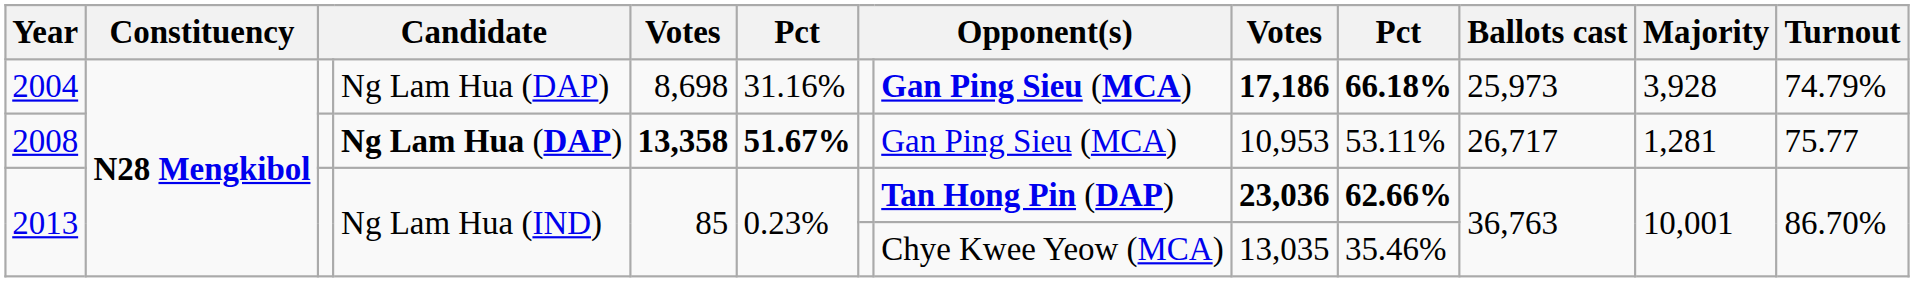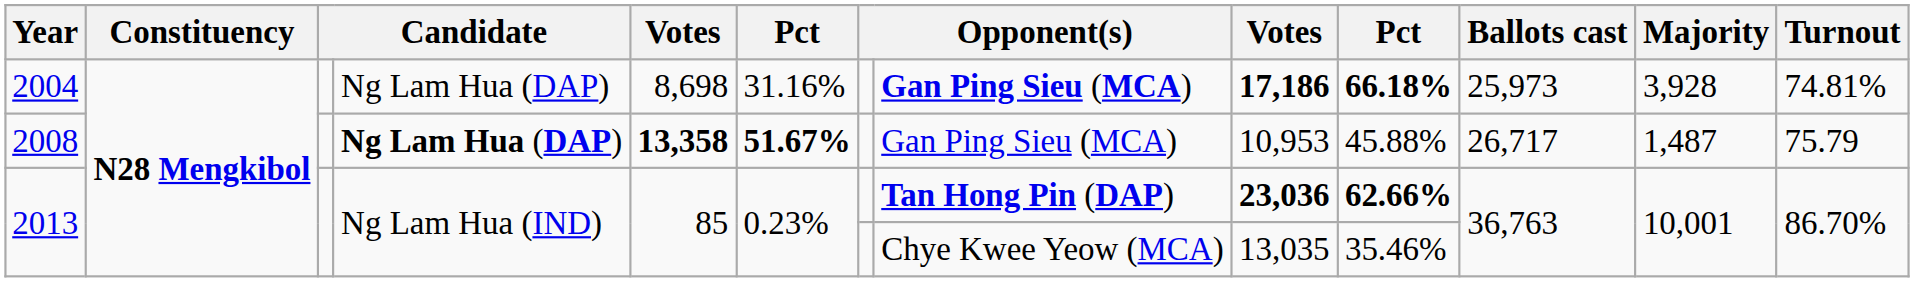(1835, 86) 74.79% -> (1835, 86) 74.81%
(1395, 140) 53.11% -> (1396, 140) 45.88%
(1680, 140) 1,281 -> (1680, 140) 1,487
(1822, 140) 75.77 -> (1822, 140) 75.79
